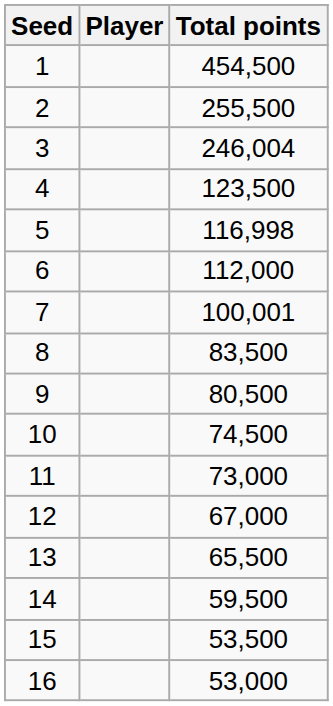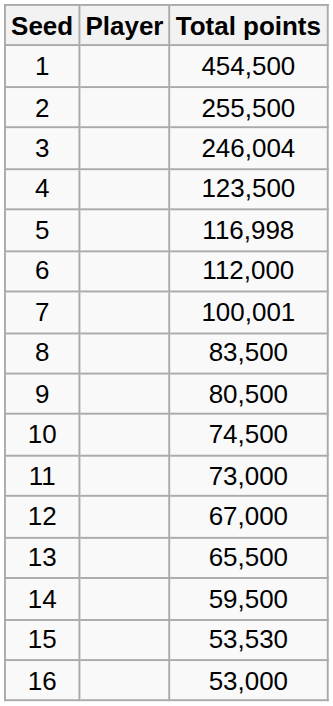(248, 639) 53,500 -> (248, 639) 53,530
